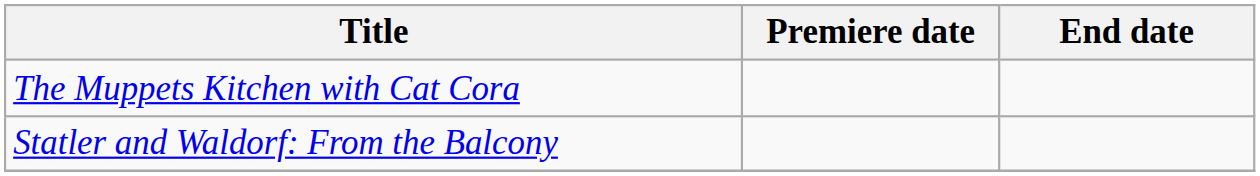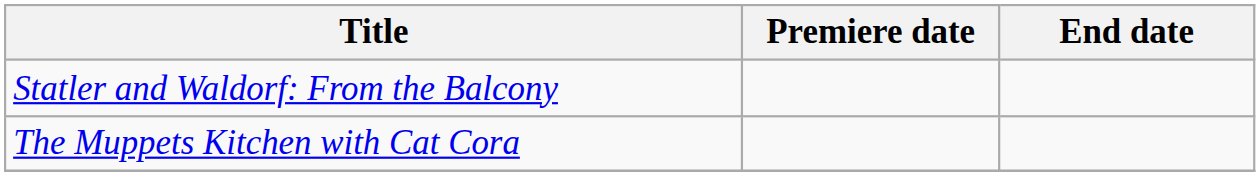rows swapped: (286, 142) <-> (267, 87)
